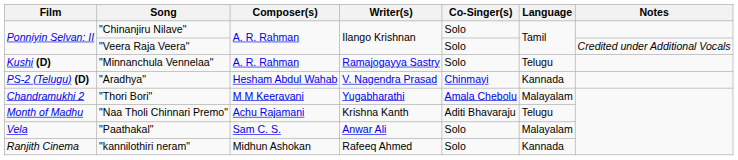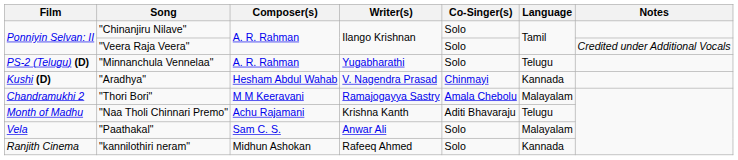(29, 63) Kushi (D) -> (48, 63) PS-2 (Telugu) (D)
(391, 63) Ramajogayya Sastry -> (373, 63) Yugabharathi
(48, 79) PS-2 (Telugu) (D) -> (29, 79) Kushi (D)
(373, 96) Yugabharathi -> (391, 96) Ramajogayya Sastry
